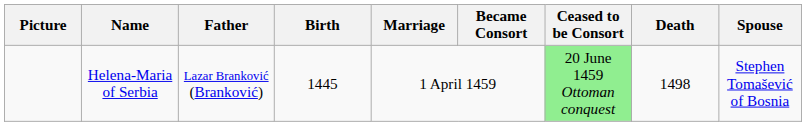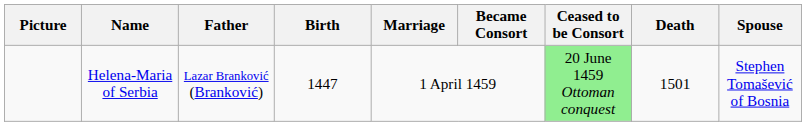(322, 83) 1445 -> (322, 83) 1447
(675, 83) 1498 -> (675, 83) 1501
